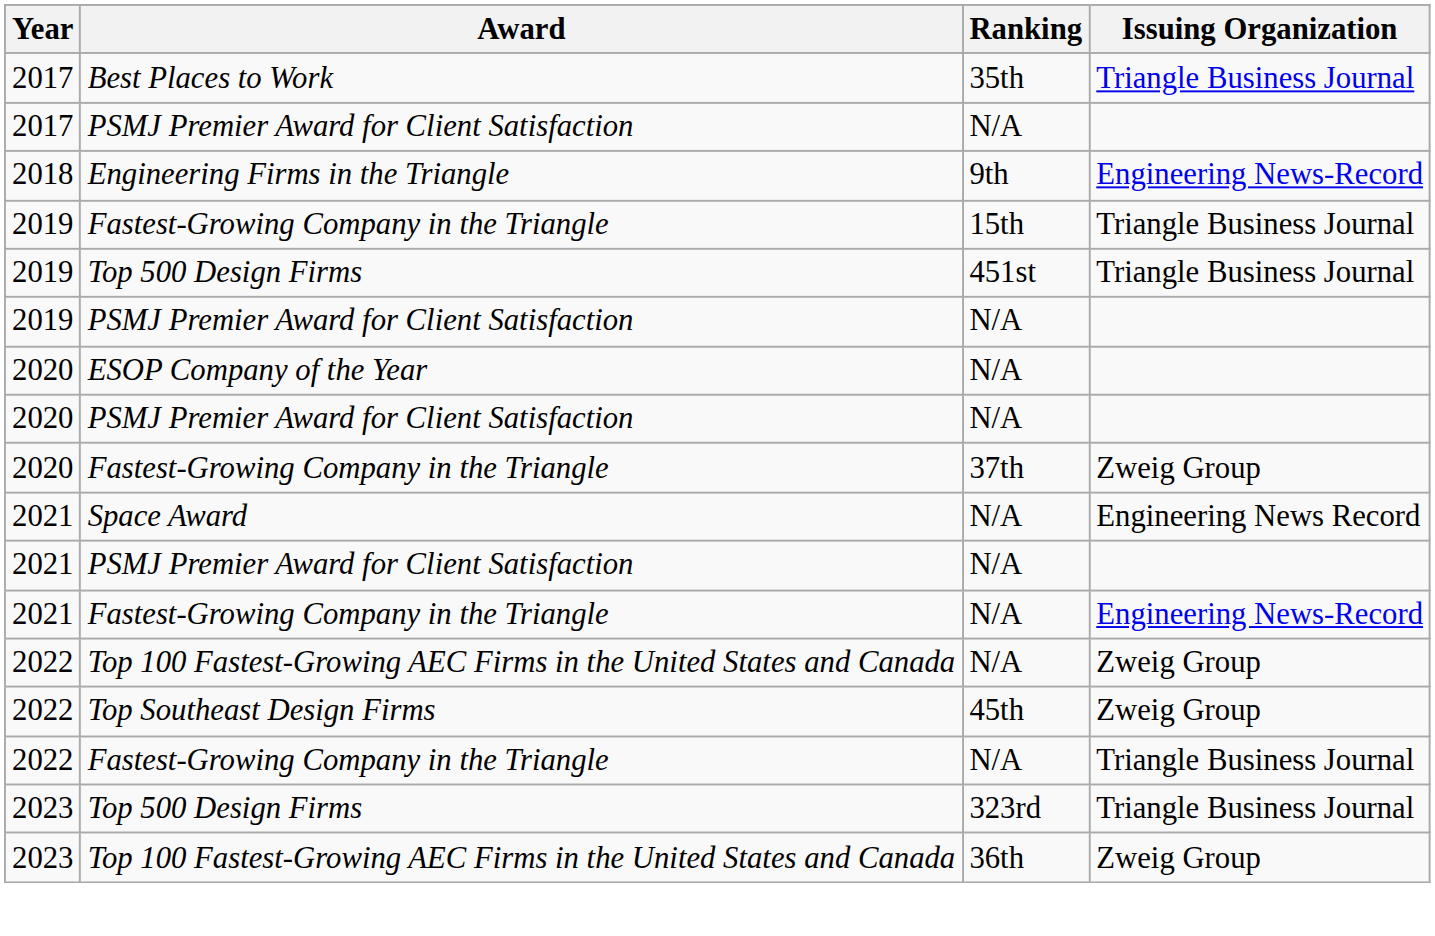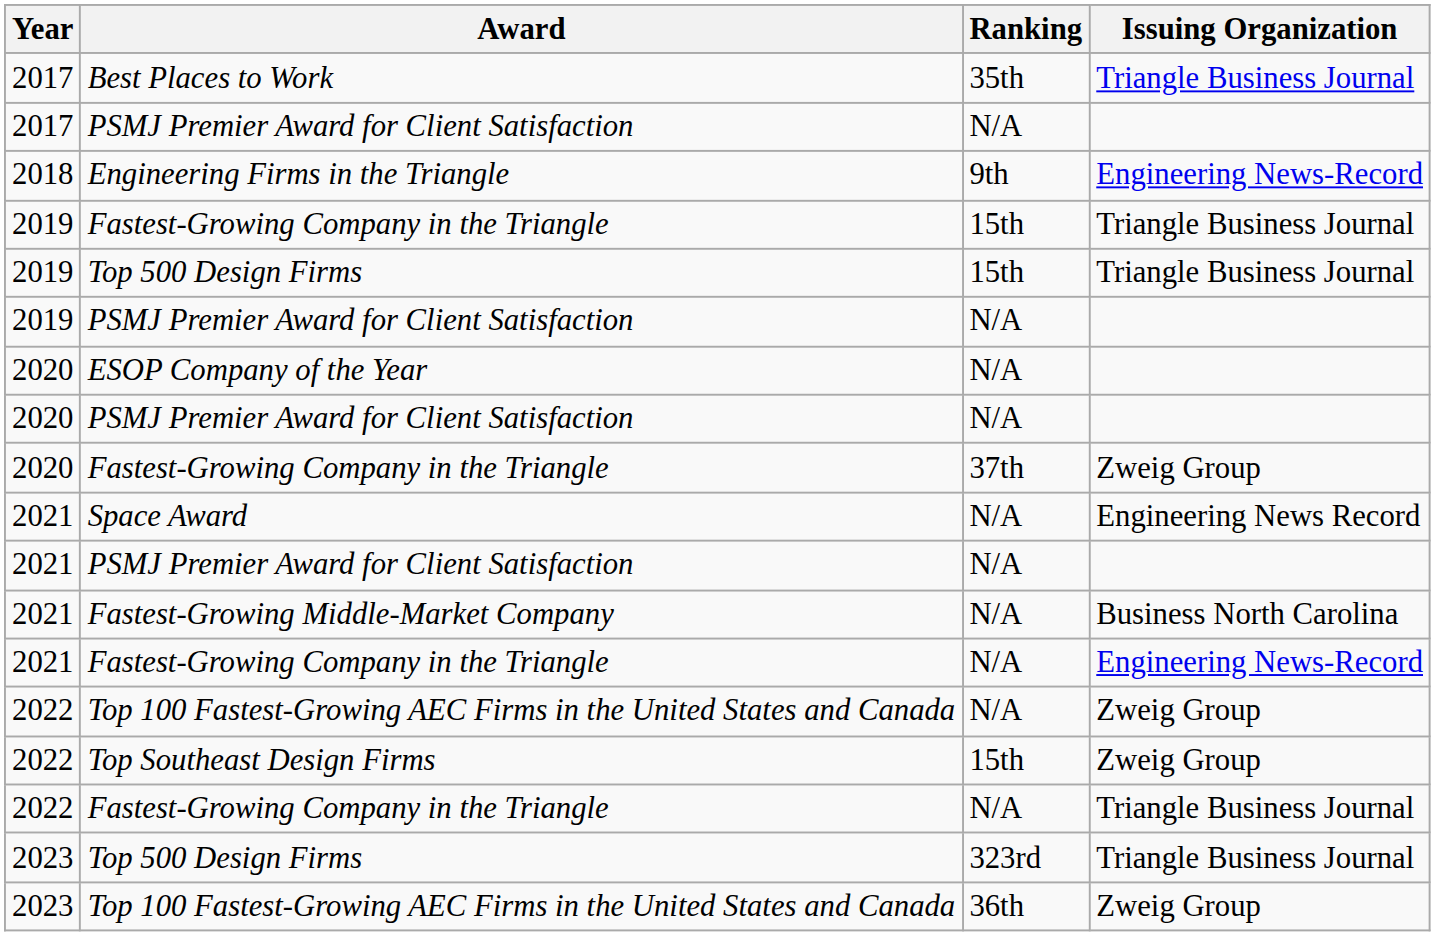(1003, 272) 451st -> (997, 272) 15th
+ row: (43, 613)
(997, 710) 45th -> (997, 759) 15th
